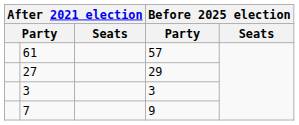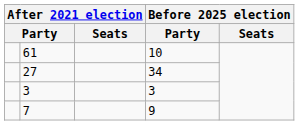(155, 53) 57 -> (155, 53) 10
(155, 72) 29 -> (155, 72) 34
